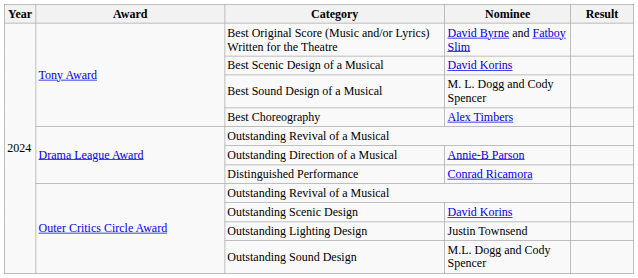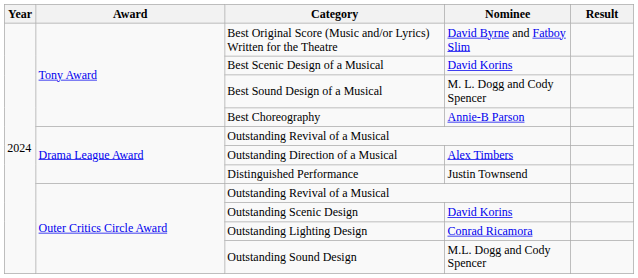(480, 117) Alex Timbers -> (486, 117) Annie-B Parson
(486, 155) Annie-B Parson -> (480, 155) Alex Timbers
(490, 174) Conrad Ricamora -> (487, 174) Justin Townsend
(487, 231) Justin Townsend -> (490, 231) Conrad Ricamora
